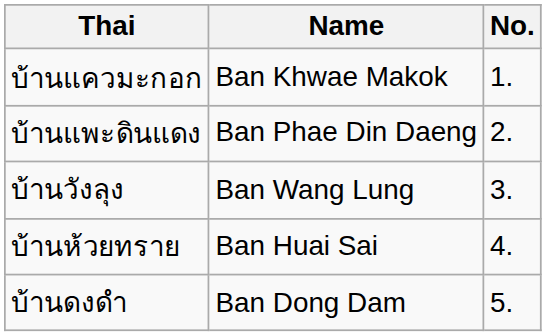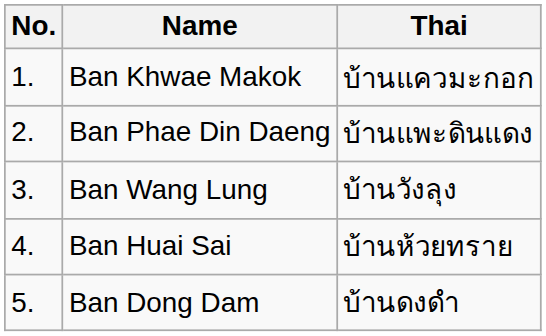columns swapped: (512, 26) <-> (107, 26)
